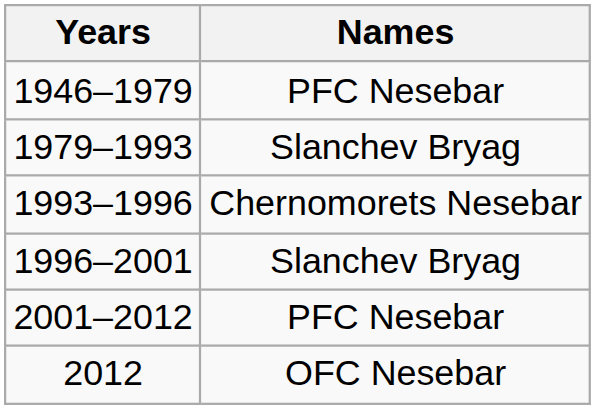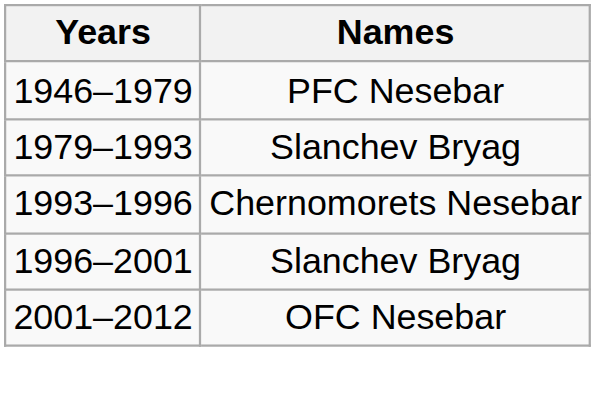(396, 317) PFC Nesebar -> (396, 317) ОFC Nesebar
- row: (103, 373)
